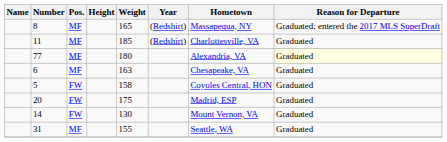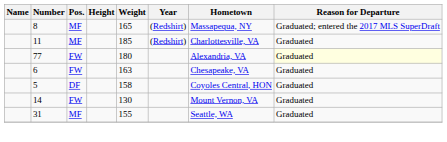(75, 56) MF -> (75, 56) FW
(75, 71) MF -> (75, 71) FW
(75, 85) FW -> (75, 85) DF
- row: (37, 100)
